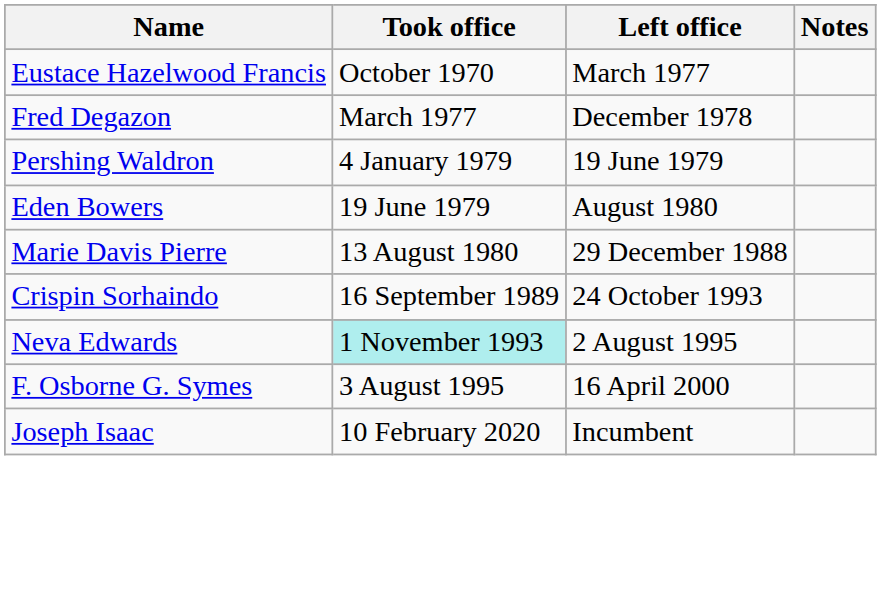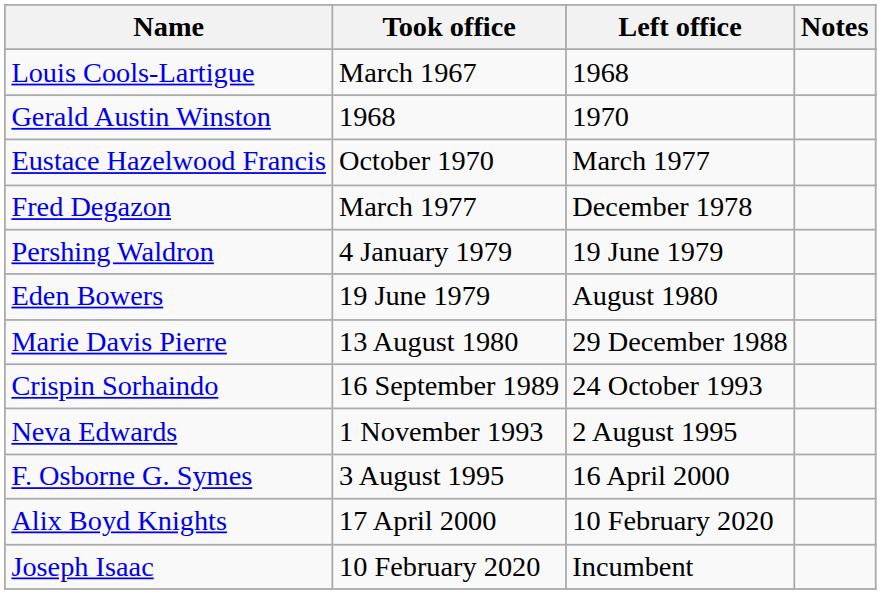+ row: (133, 71)
+ row: (141, 116)
(441, 341) paleturquoise background -> (441, 431) no background
+ row: (119, 521)
